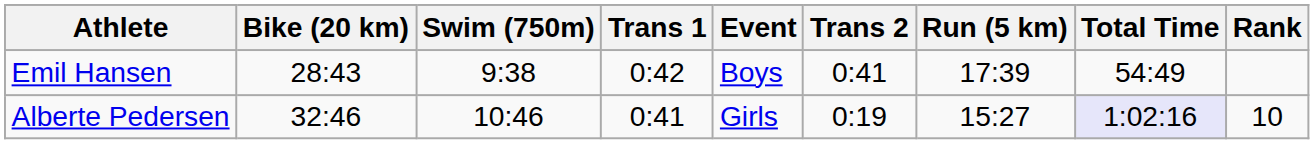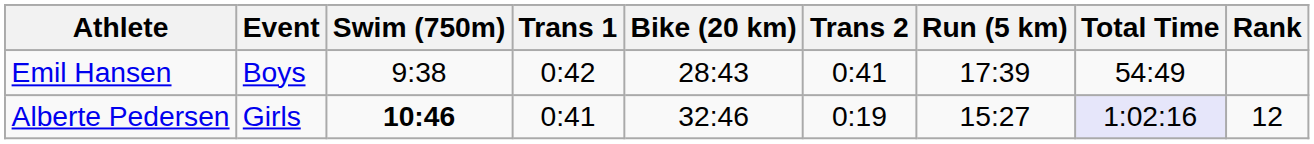columns swapped: (758, 28) <-> (326, 28)
(508, 117) normal -> (419, 117) bold
(1267, 117) 10 -> (1267, 117) 12
